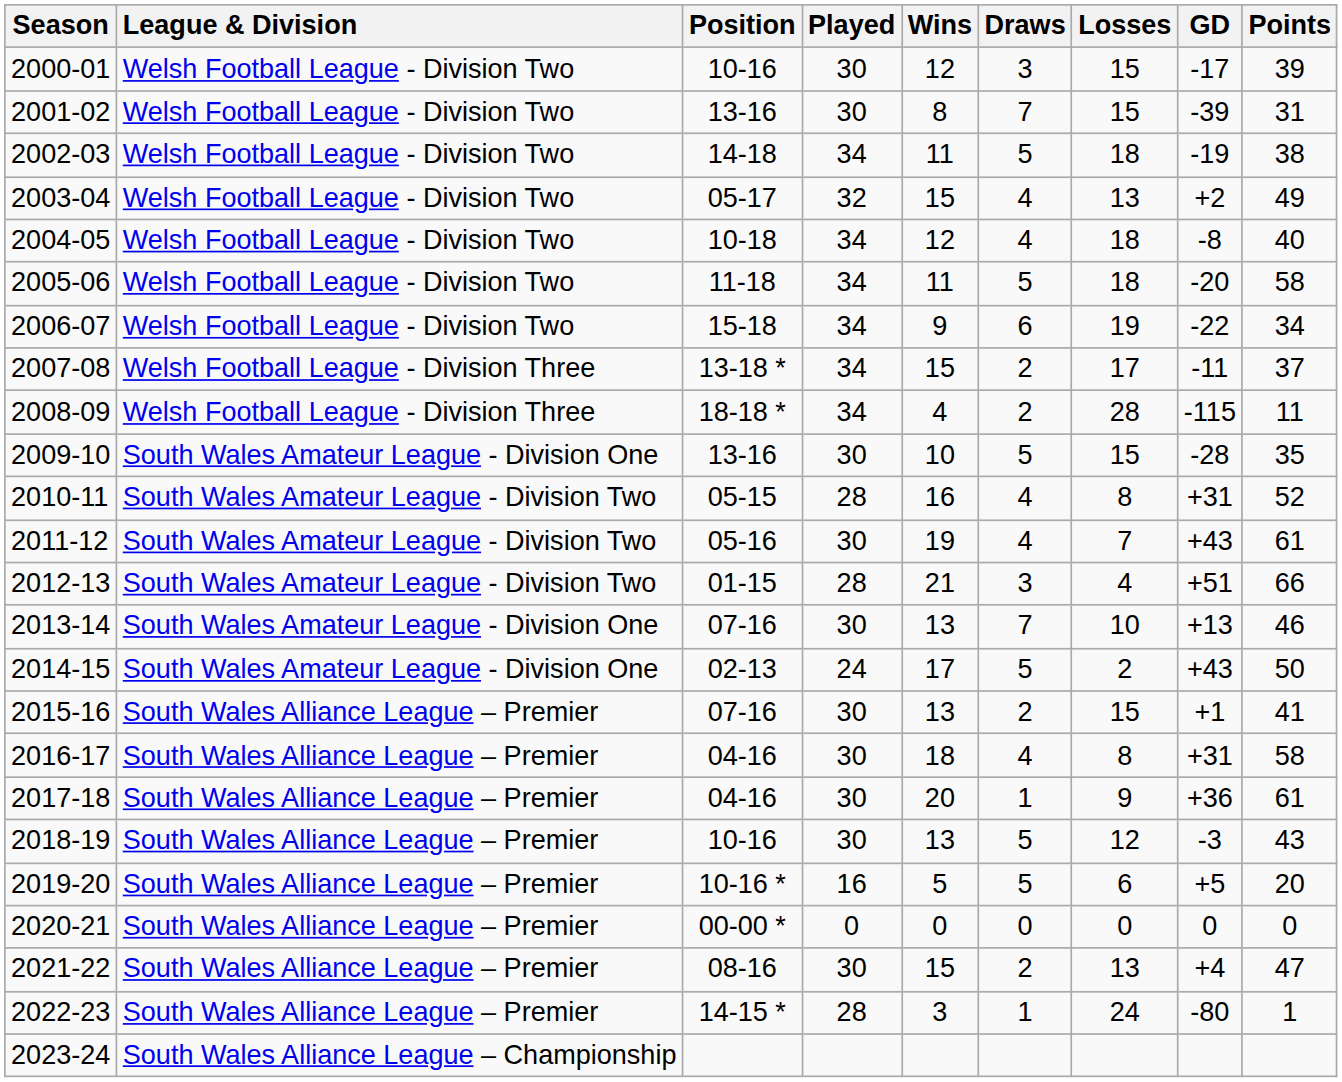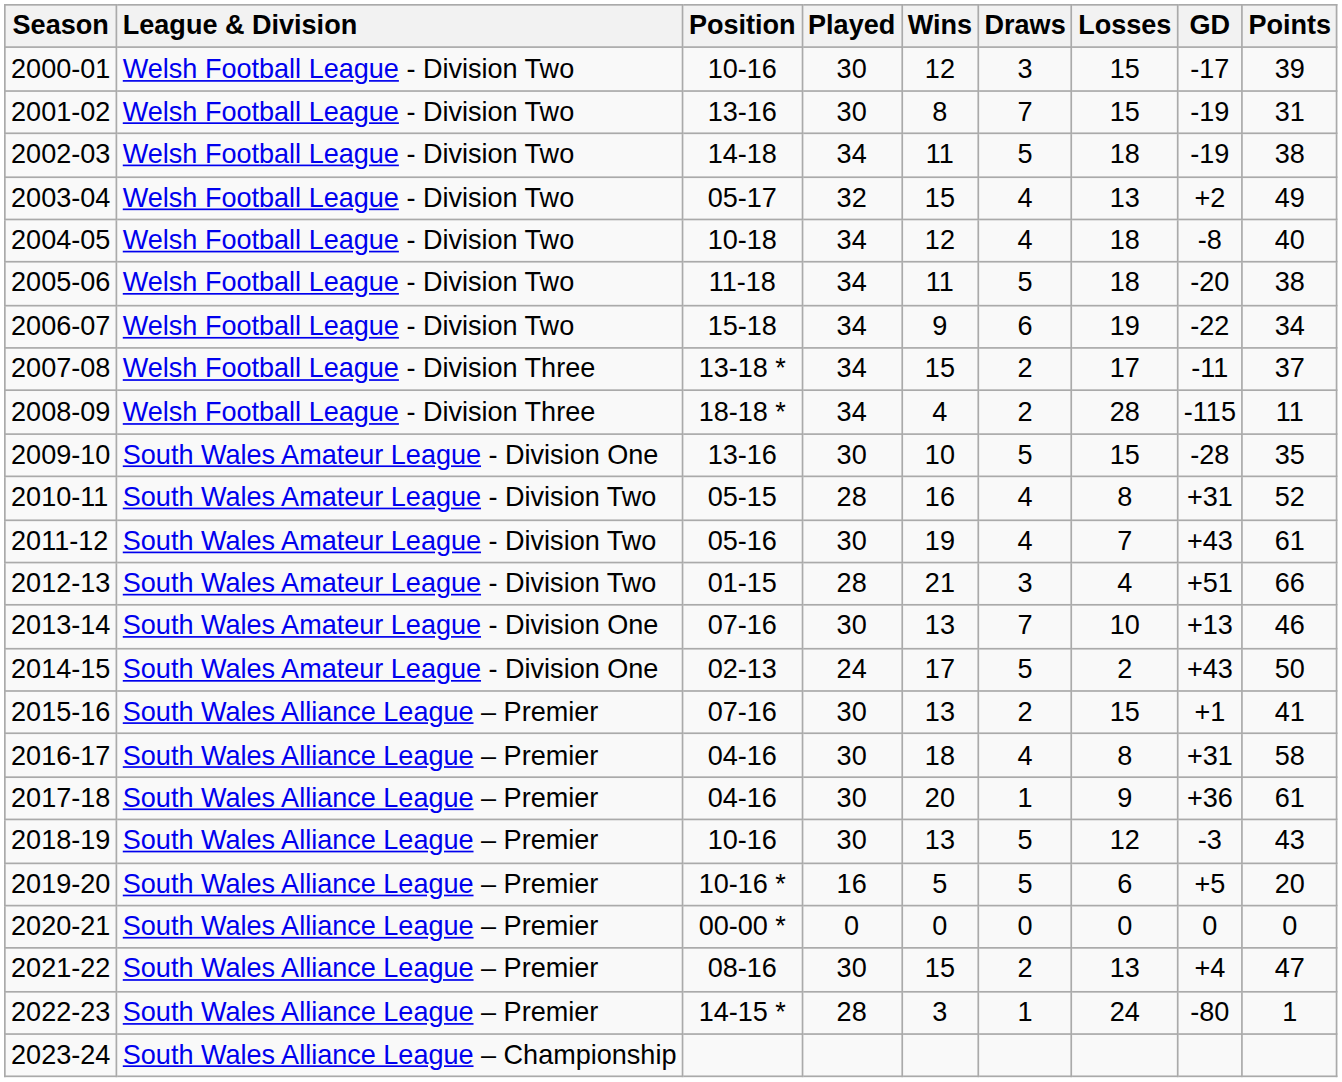(1210, 111) -39 -> (1210, 111) -19
(1290, 283) 58 -> (1290, 283) 38
